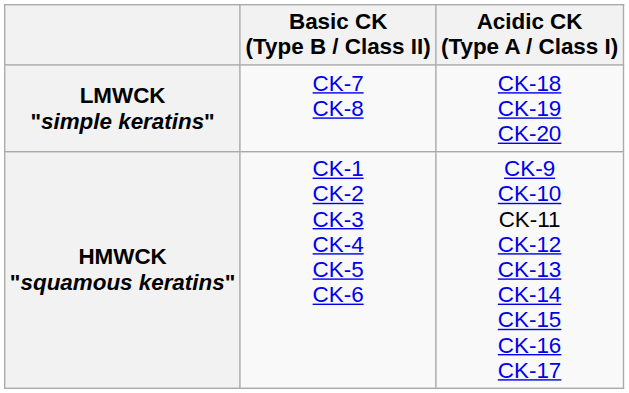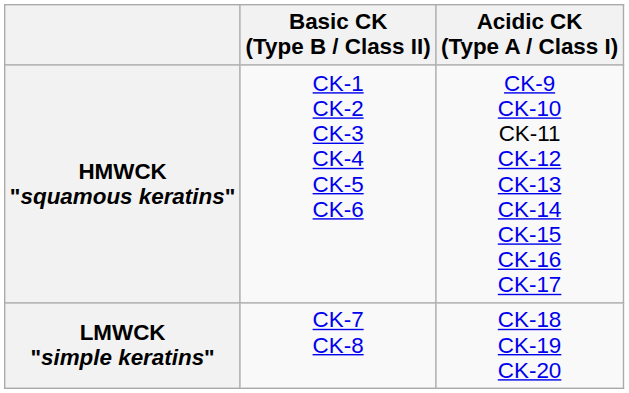rows swapped: (123, 269) <-> (123, 108)
